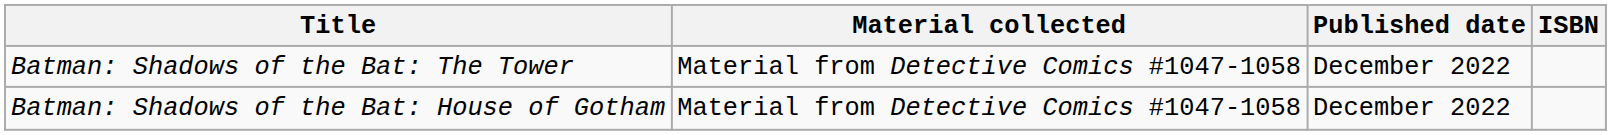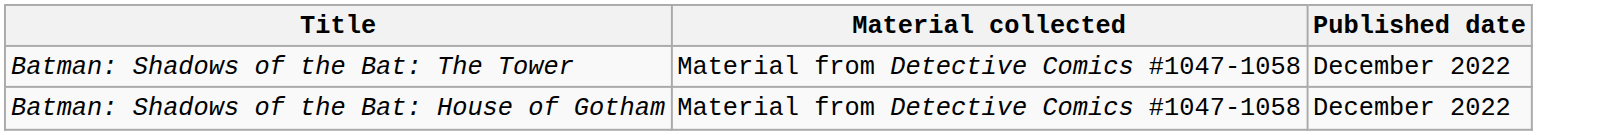- column: (1569, 26)
